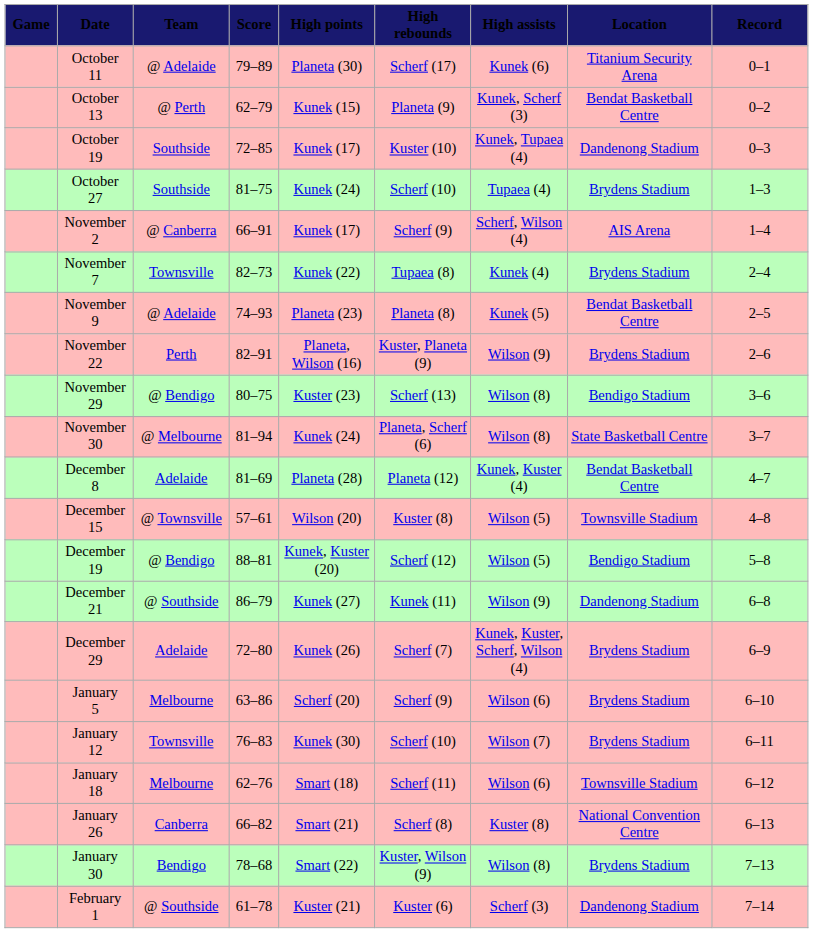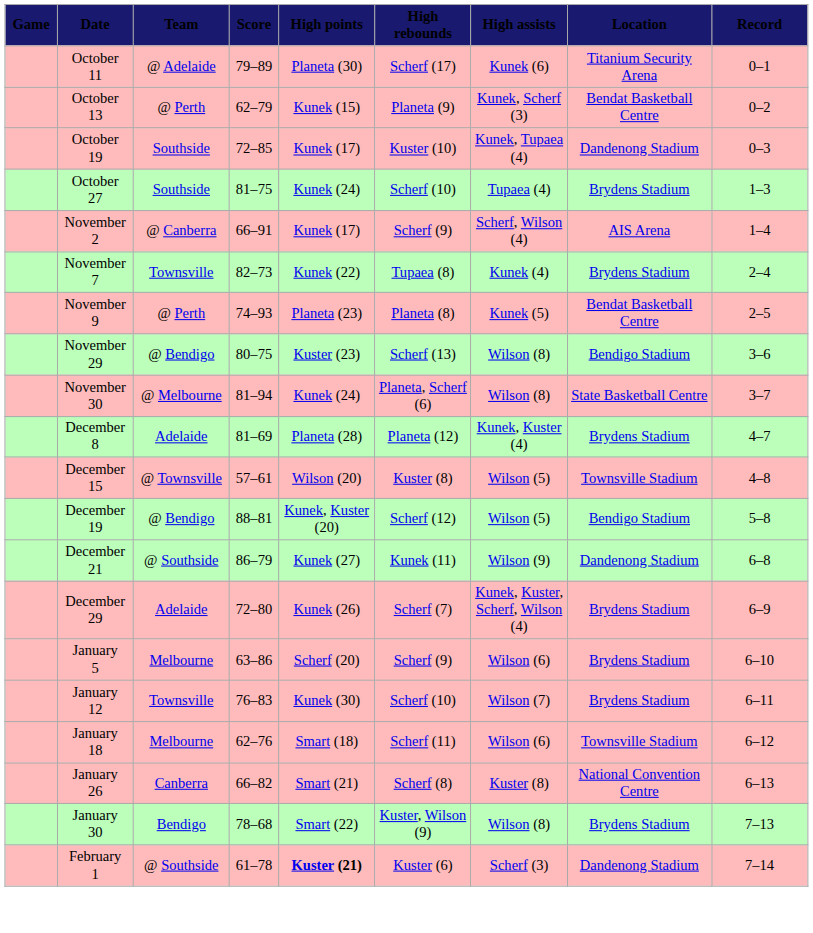(181, 313) @ Adelaide -> (181, 313) @ Perth
- row: (95, 354)
(639, 478) Bendat Basketball Centre -> (639, 437) Brydens Stadium
(327, 906) normal -> (327, 865) bold
